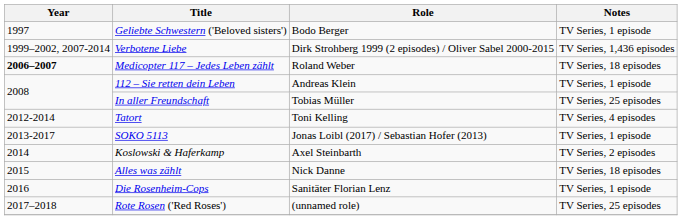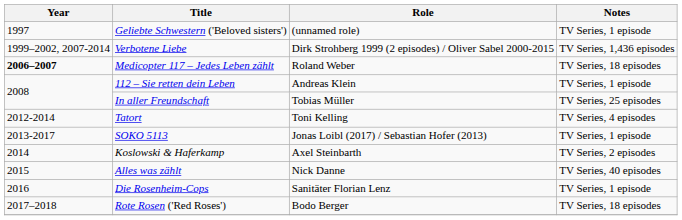(320, 30) Bodo Berger -> (326, 30) (unnamed role)
(610, 170) TV Series, 18 episodes -> (610, 170) TV Series, 40 episodes
(326, 205) (unnamed role) -> (320, 205) Bodo Berger
(610, 205) TV Series, 25 episodes -> (610, 205) TV Series, 18 episodes
